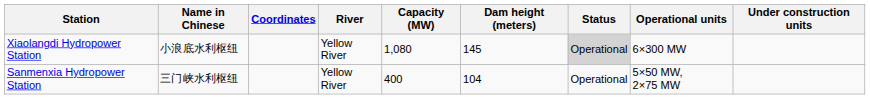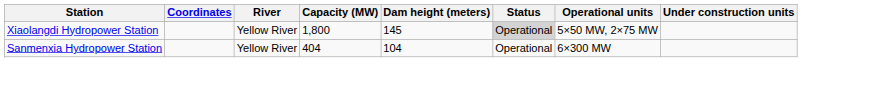- column: (203, 19)
(398, 49) 1,080 -> (316, 30) 1,800
(659, 49) 6×300 MW -> (608, 30) 5×50 MW, 2×75 MW
(393, 79) 400 -> (311, 48) 404
(658, 79) 5×50 MW, 2×75 MW -> (584, 48) 6×300 MW
